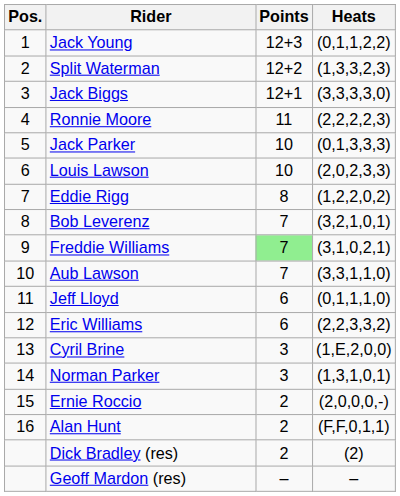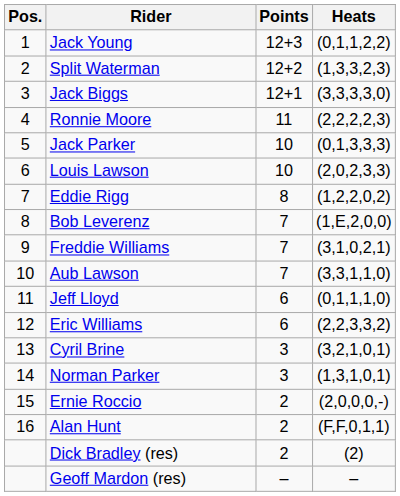(354, 222) (3,2,1,0,1) -> (354, 222) (1,E,2,0,0)
(284, 247) lightgreen background -> (284, 247) no background
(354, 350) (1,E,2,0,0) -> (354, 350) (3,2,1,0,1)
